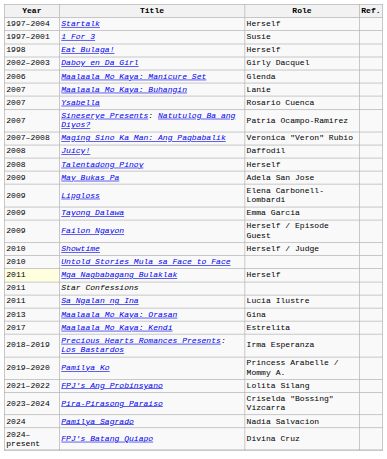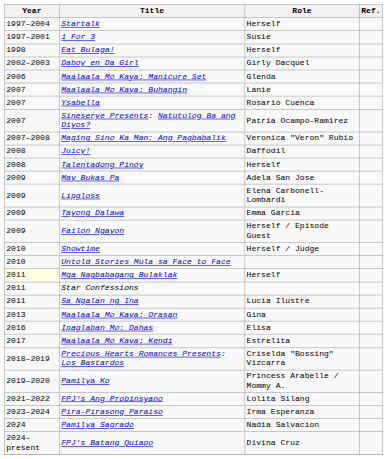+ row: (107, 328)
(280, 346) Irma Esperanza -> (290, 359) Criselda "Bossing" Vizcarra
(290, 404) Criselda "Bossing" Vizcarra -> (280, 412) Irma Esperanza
